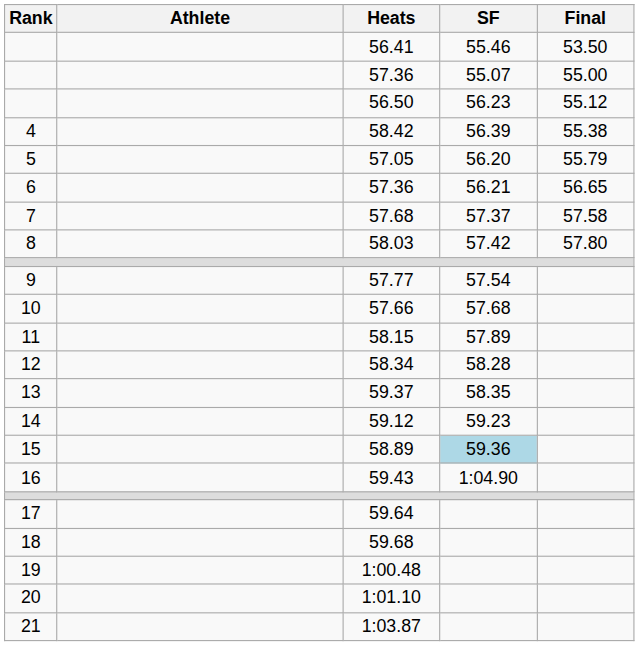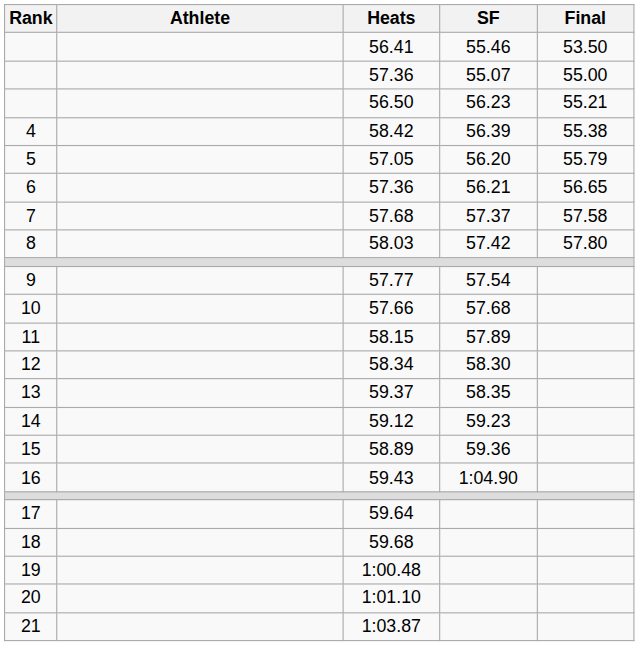(585, 103) 55.12 -> (585, 103) 55.21
(488, 364) 58.28 -> (488, 364) 58.30
(488, 449) lightblue background -> (488, 449) no background
